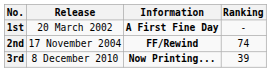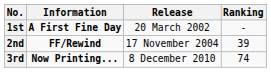columns swapped: (172, 12) <-> (75, 12)
(243, 44) 74 -> (243, 44) 39
(243, 59) 39 -> (243, 59) 74
